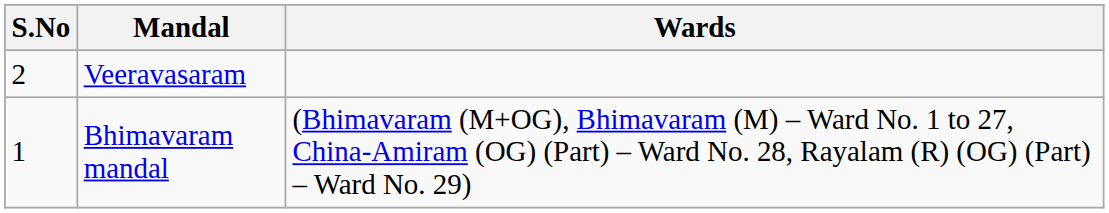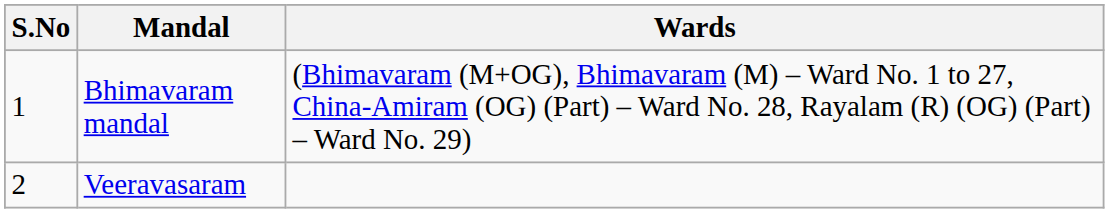rows swapped: (158, 151) <-> (165, 73)
